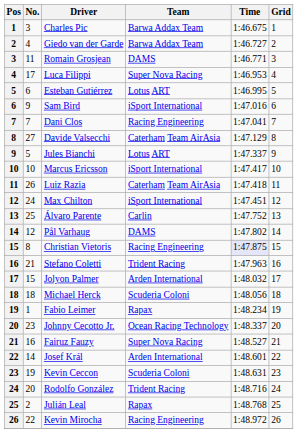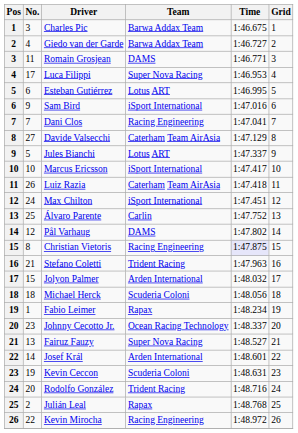(30, 341) 16 -> (30, 341) 13
